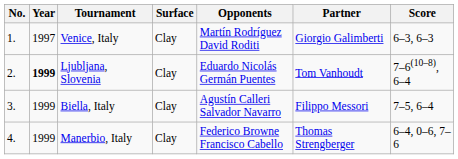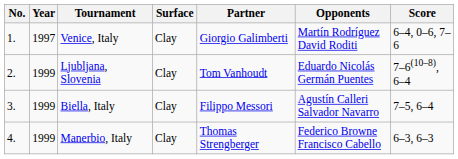columns swapped: (342, 13) <-> (245, 13)
(413, 38) 6–3, 6–3 -> (422, 38) 6–4, 0–6, 7–6
(44, 72) bold -> (44, 72) normal
(422, 137) 6–4, 0–6, 7–6 -> (413, 137) 6–3, 6–3
